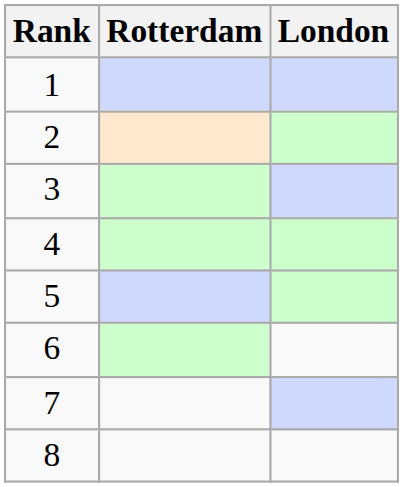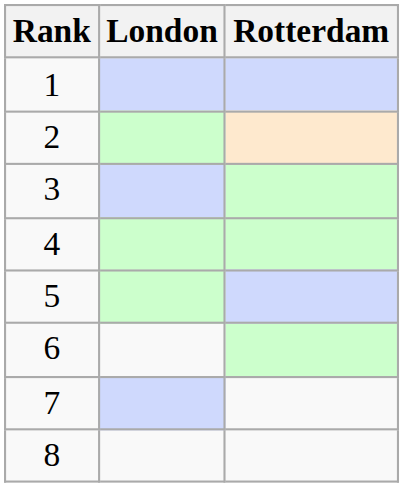columns swapped: (184, 31) <-> (333, 31)
